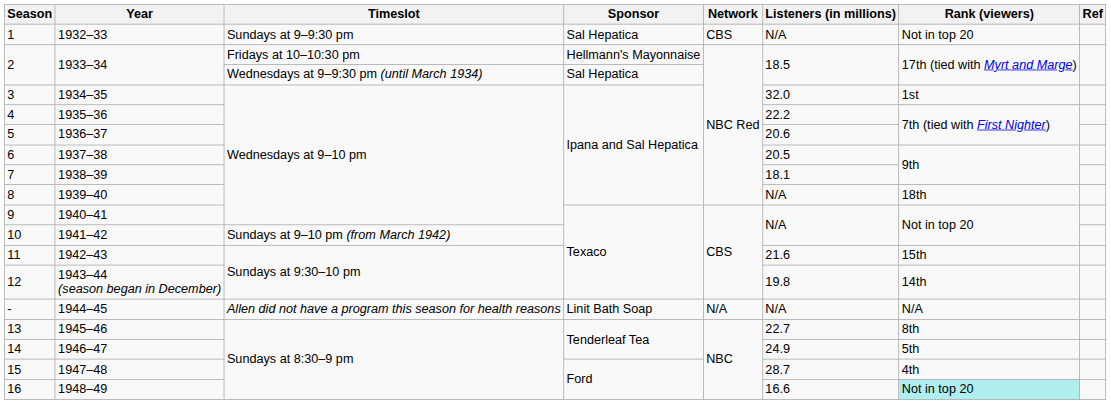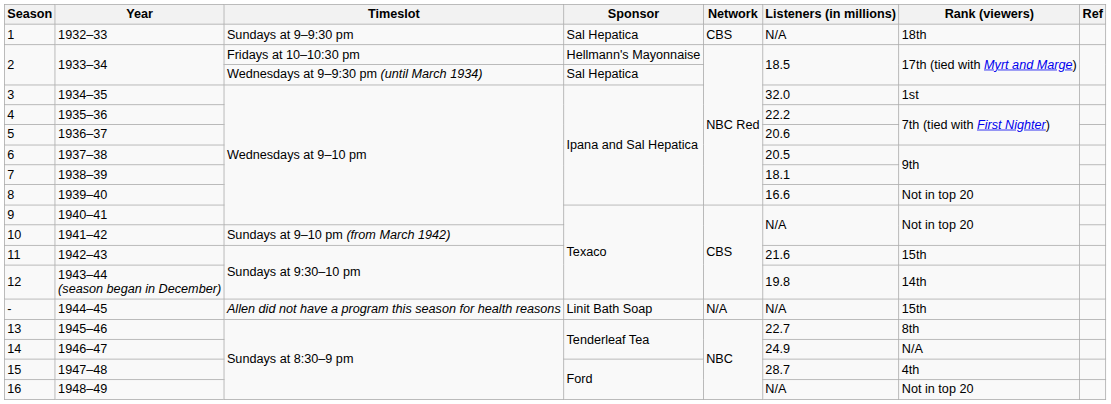(938, 34) Not in top 20 -> (914, 34) 18th
(776, 194) N/A -> (778, 194) 16.6
(914, 194) 18th -> (938, 194) Not in top 20
(912, 309) N/A -> (914, 309) 15th
(911, 349) 5th -> (912, 349) N/A
(778, 389) 16.6 -> (776, 389) N/A
(938, 389) paleturquoise background -> (938, 389) no background
